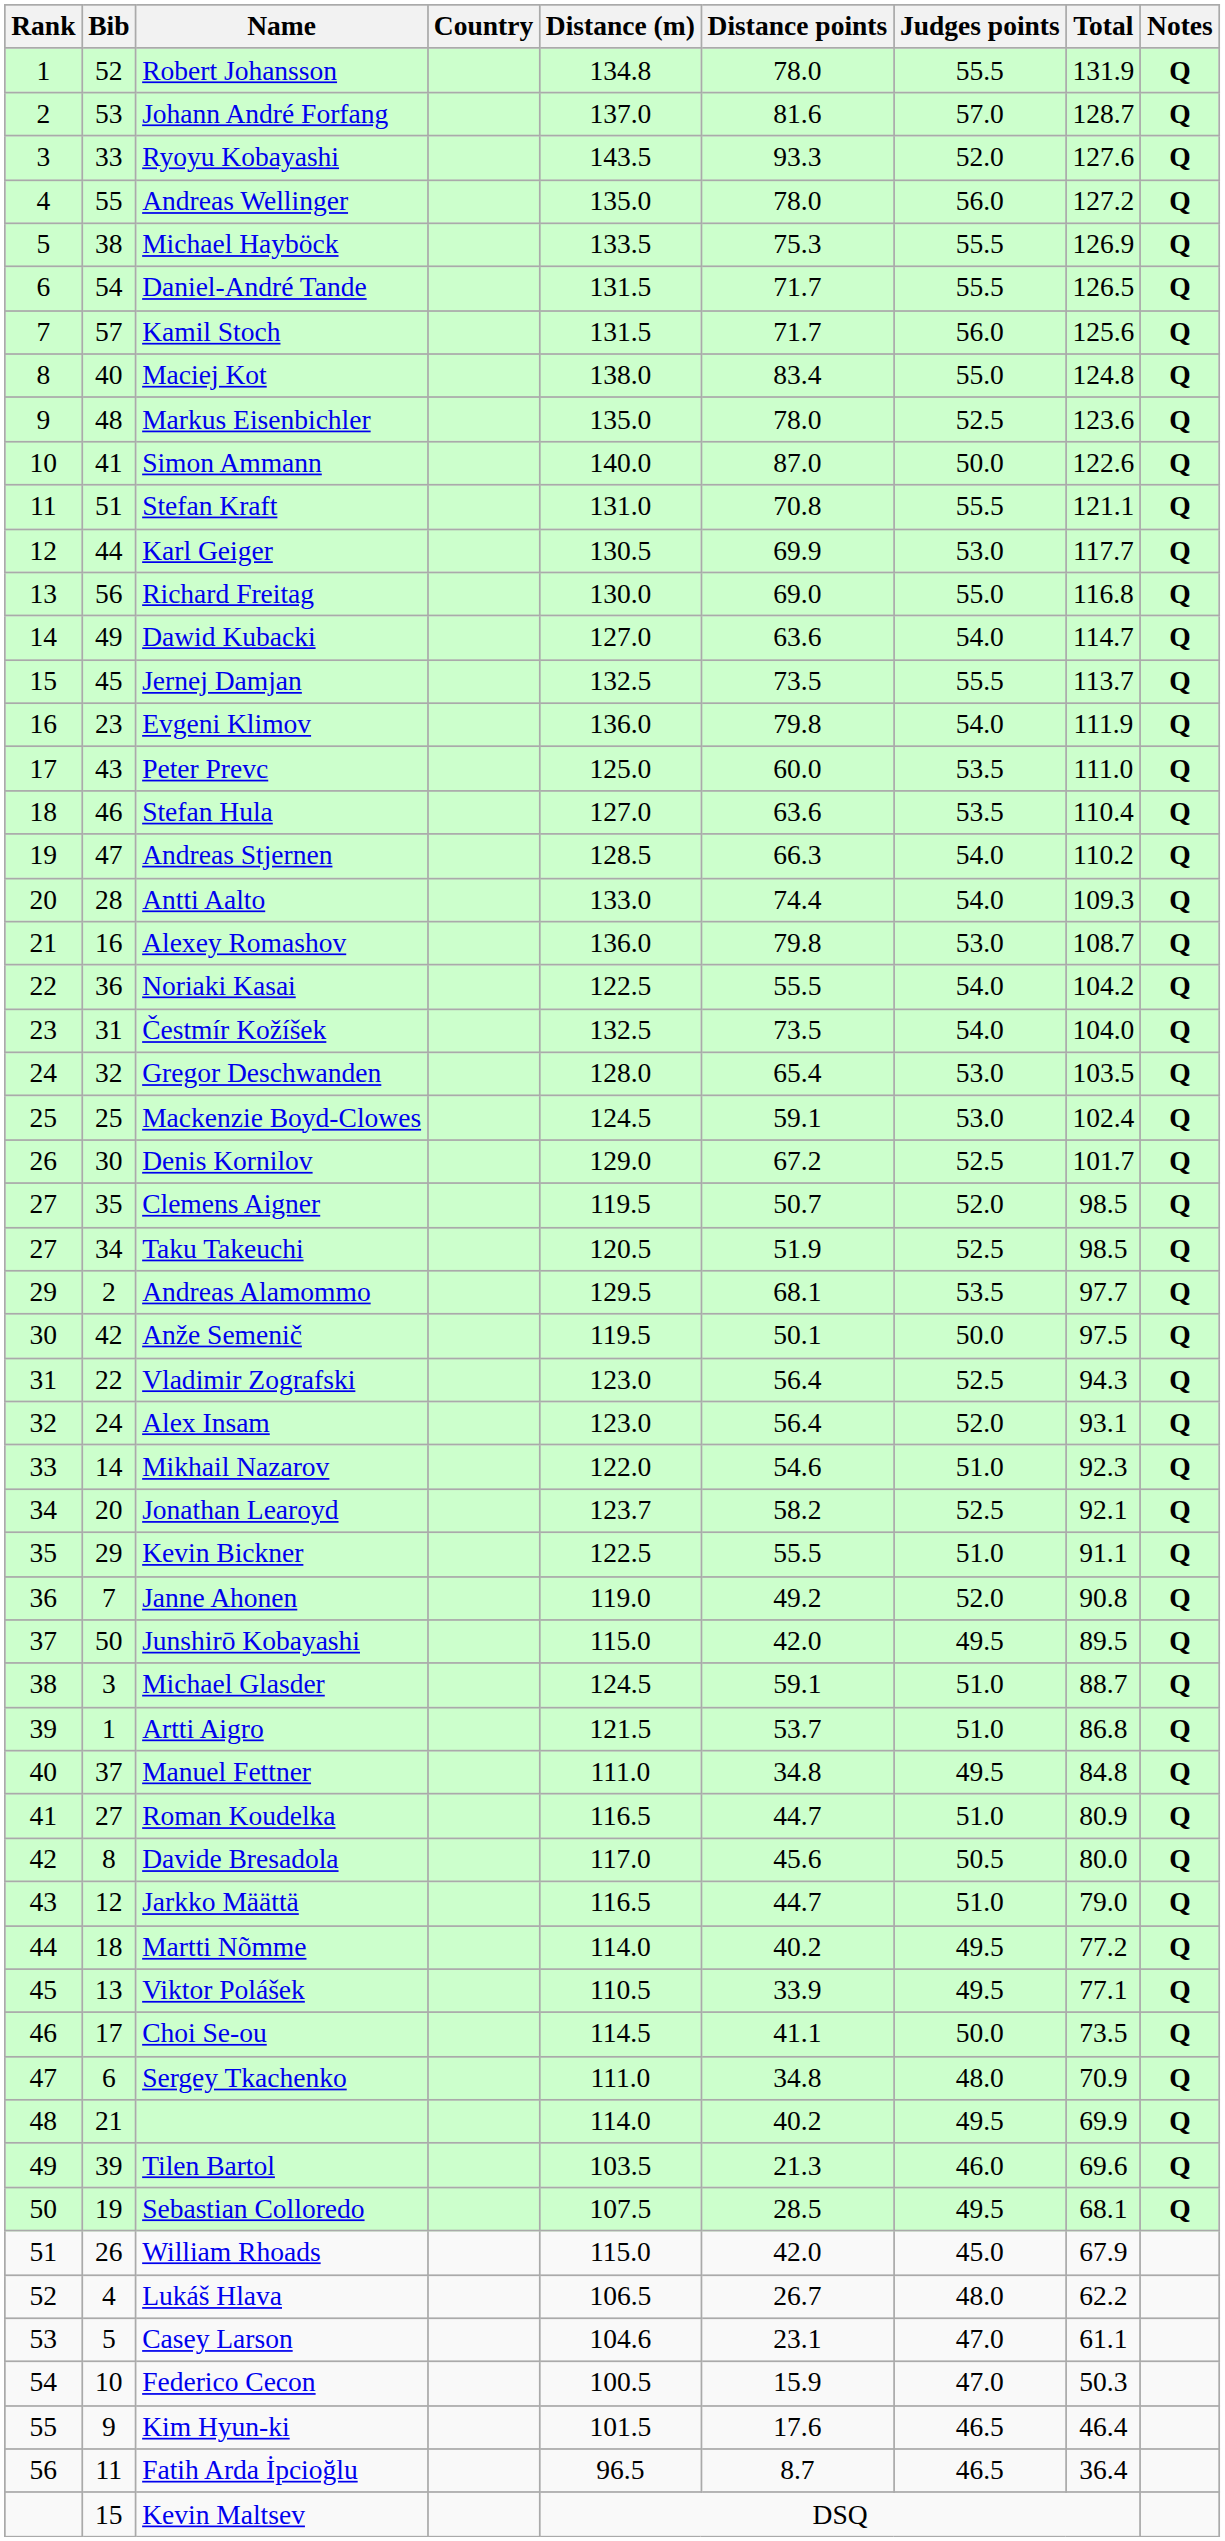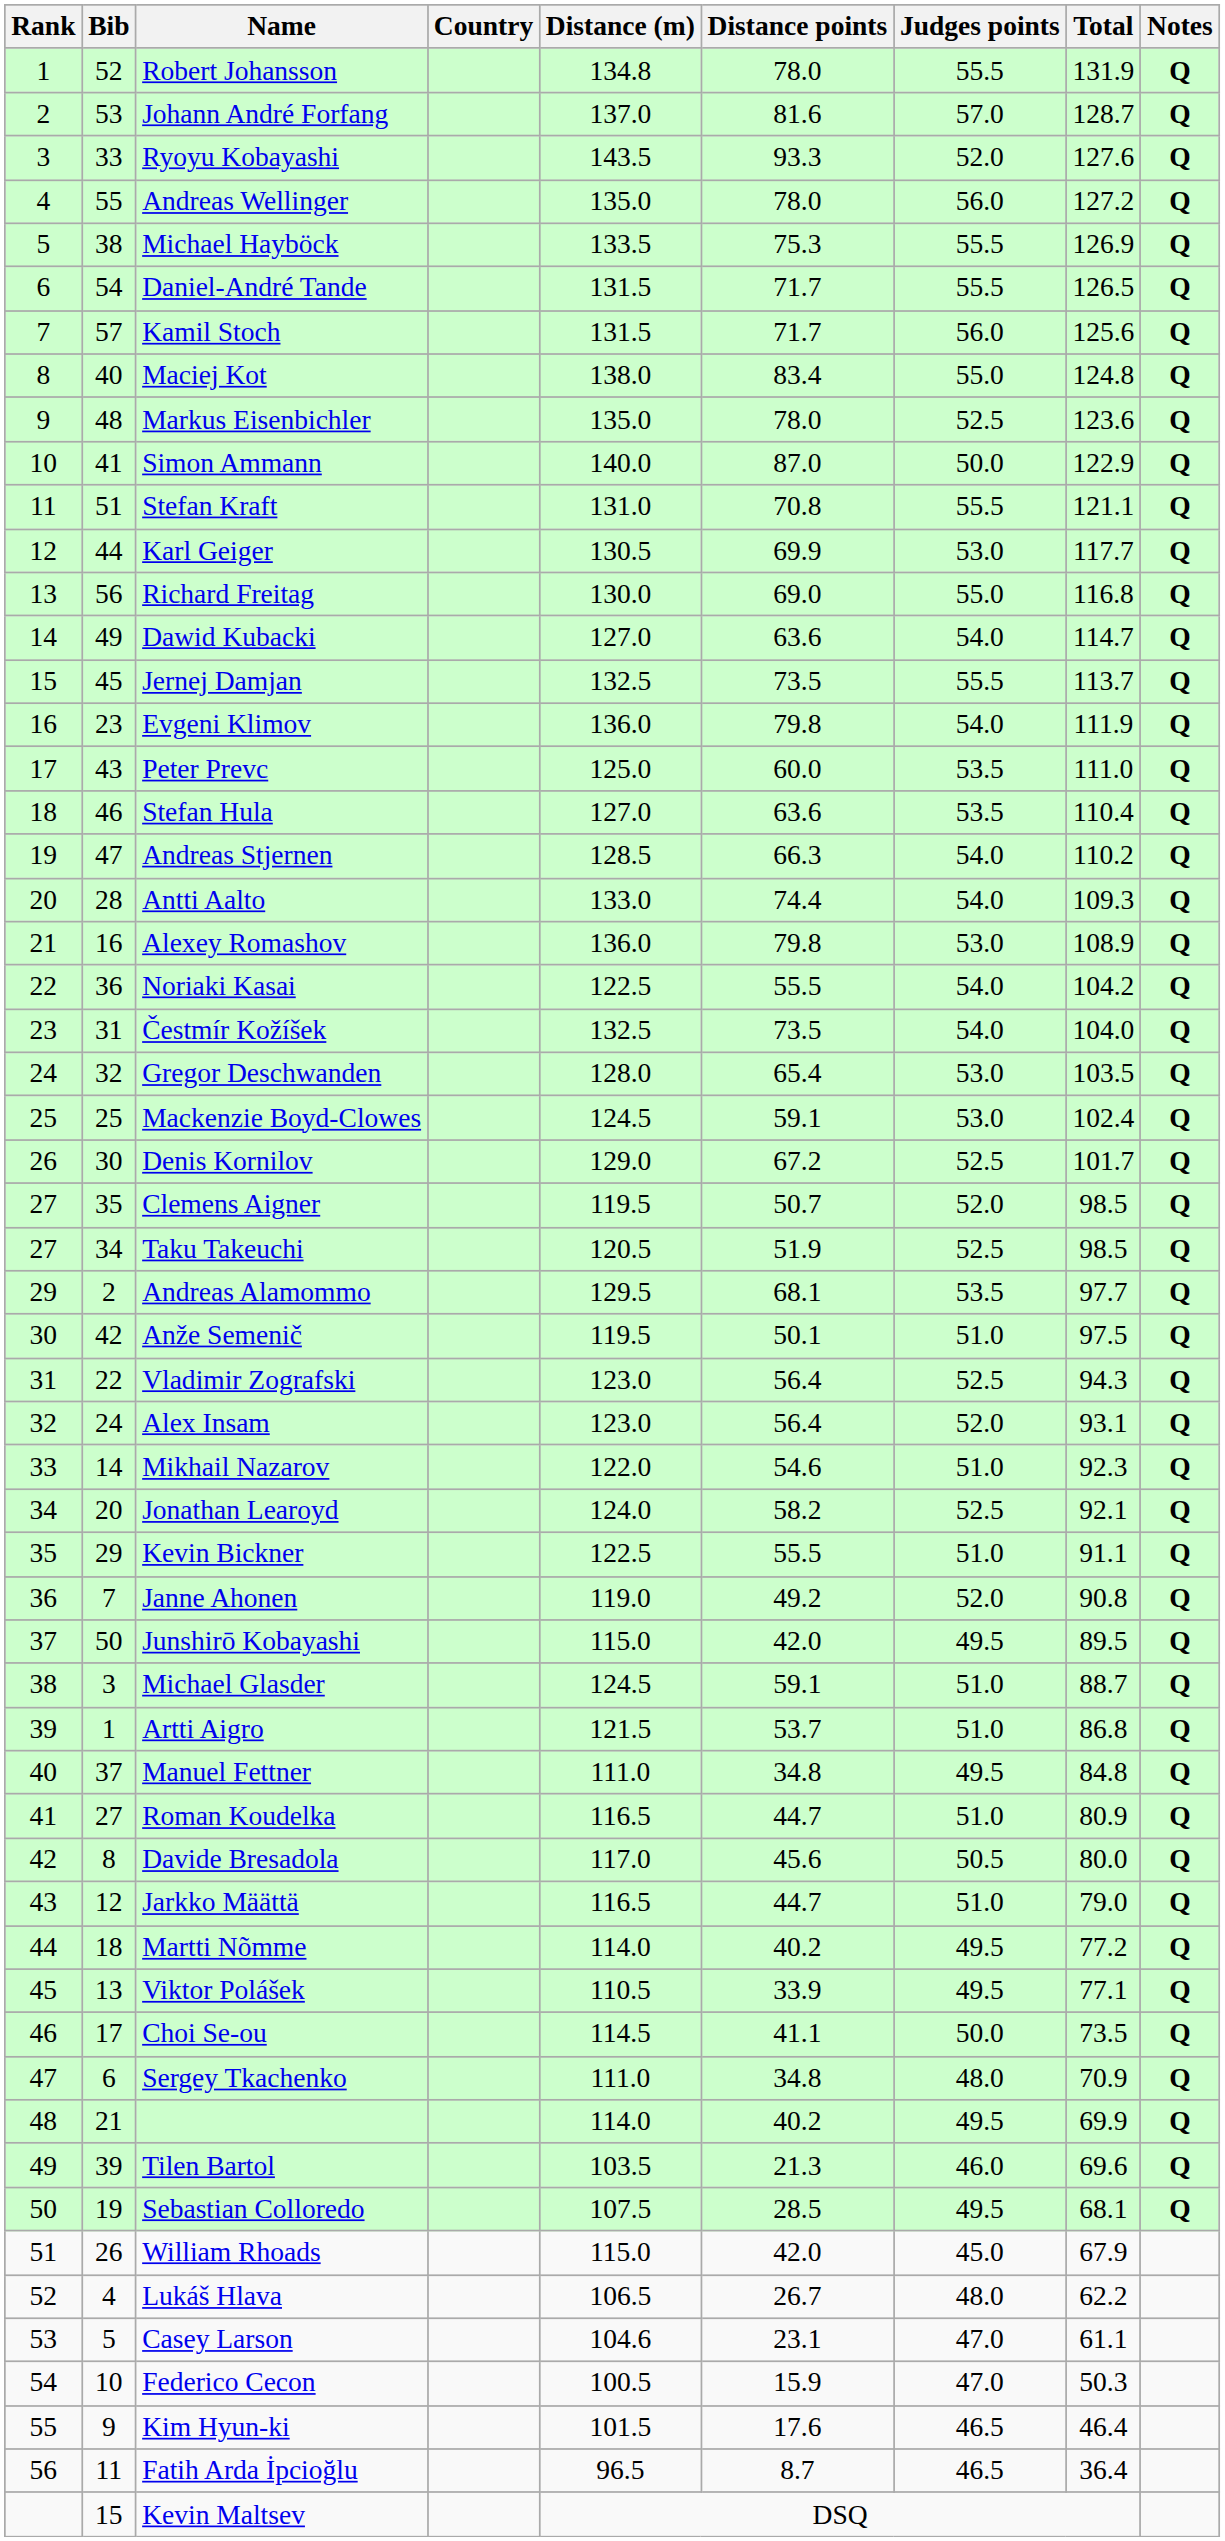(1103, 462) 122.6 -> (1103, 462) 122.9
(1103, 942) 108.7 -> (1103, 942) 108.9
(980, 1335) 50.0 -> (980, 1335) 51.0
(620, 1510) 123.7 -> (620, 1510) 124.0
